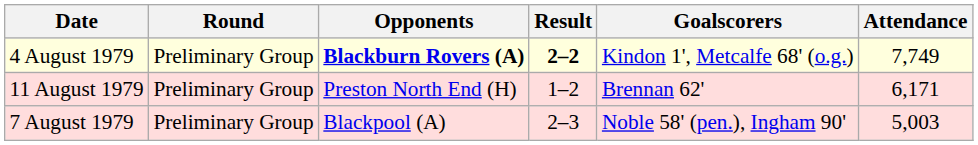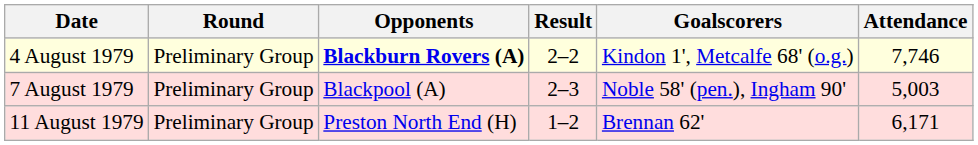(563, 55) bold -> (563, 55) normal
(915, 55) 7,749 -> (915, 55) 7,746
rows swapped: (72, 122) <-> (77, 88)
